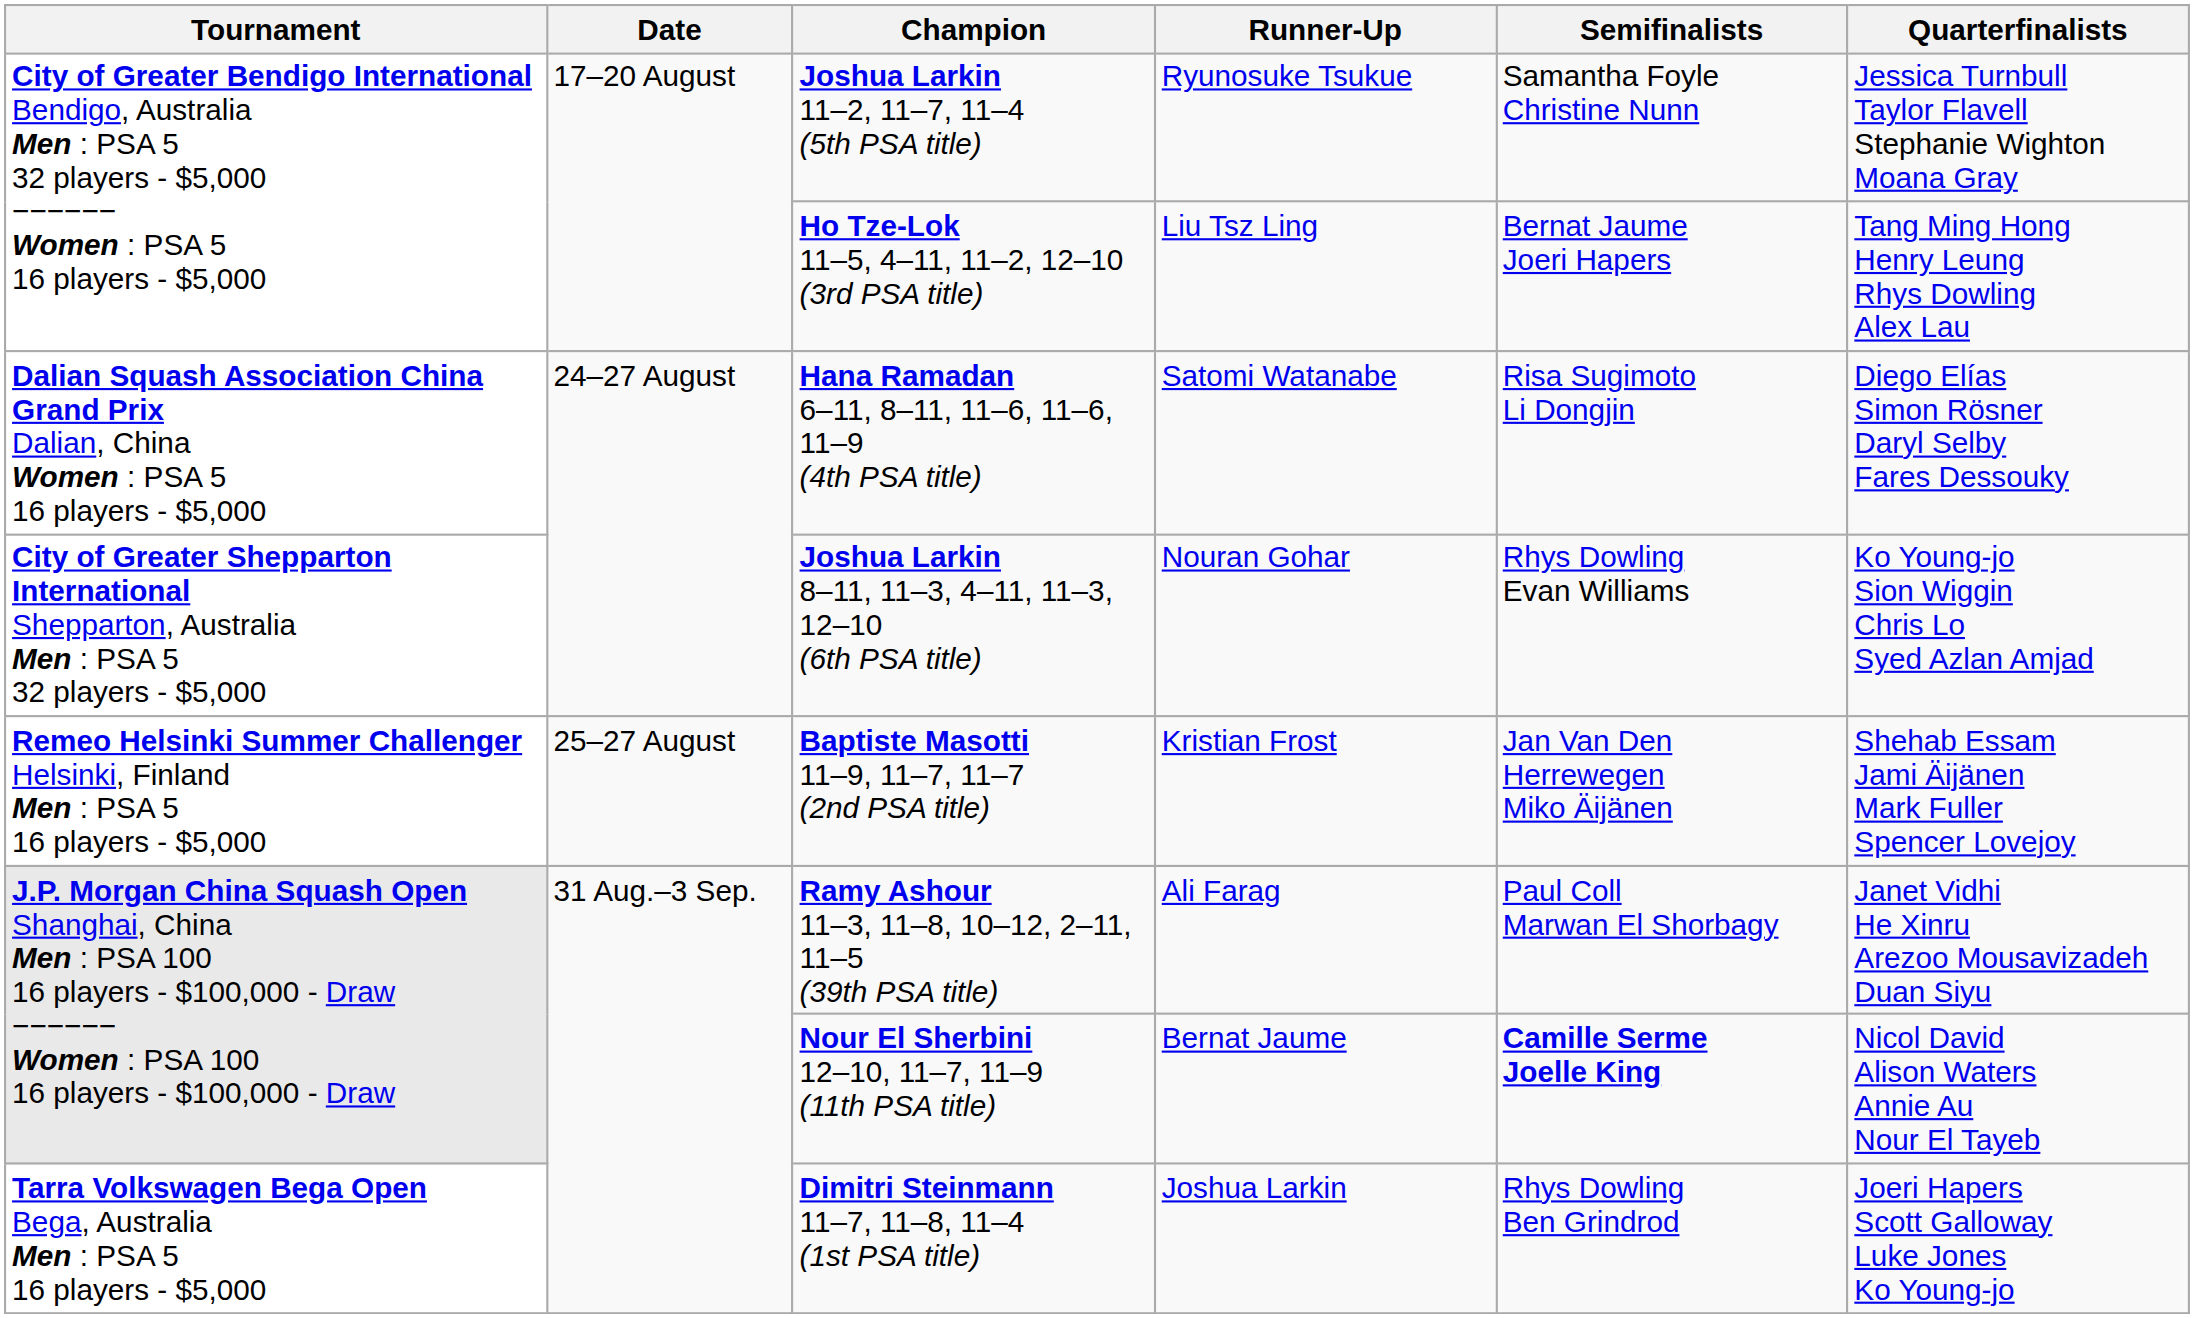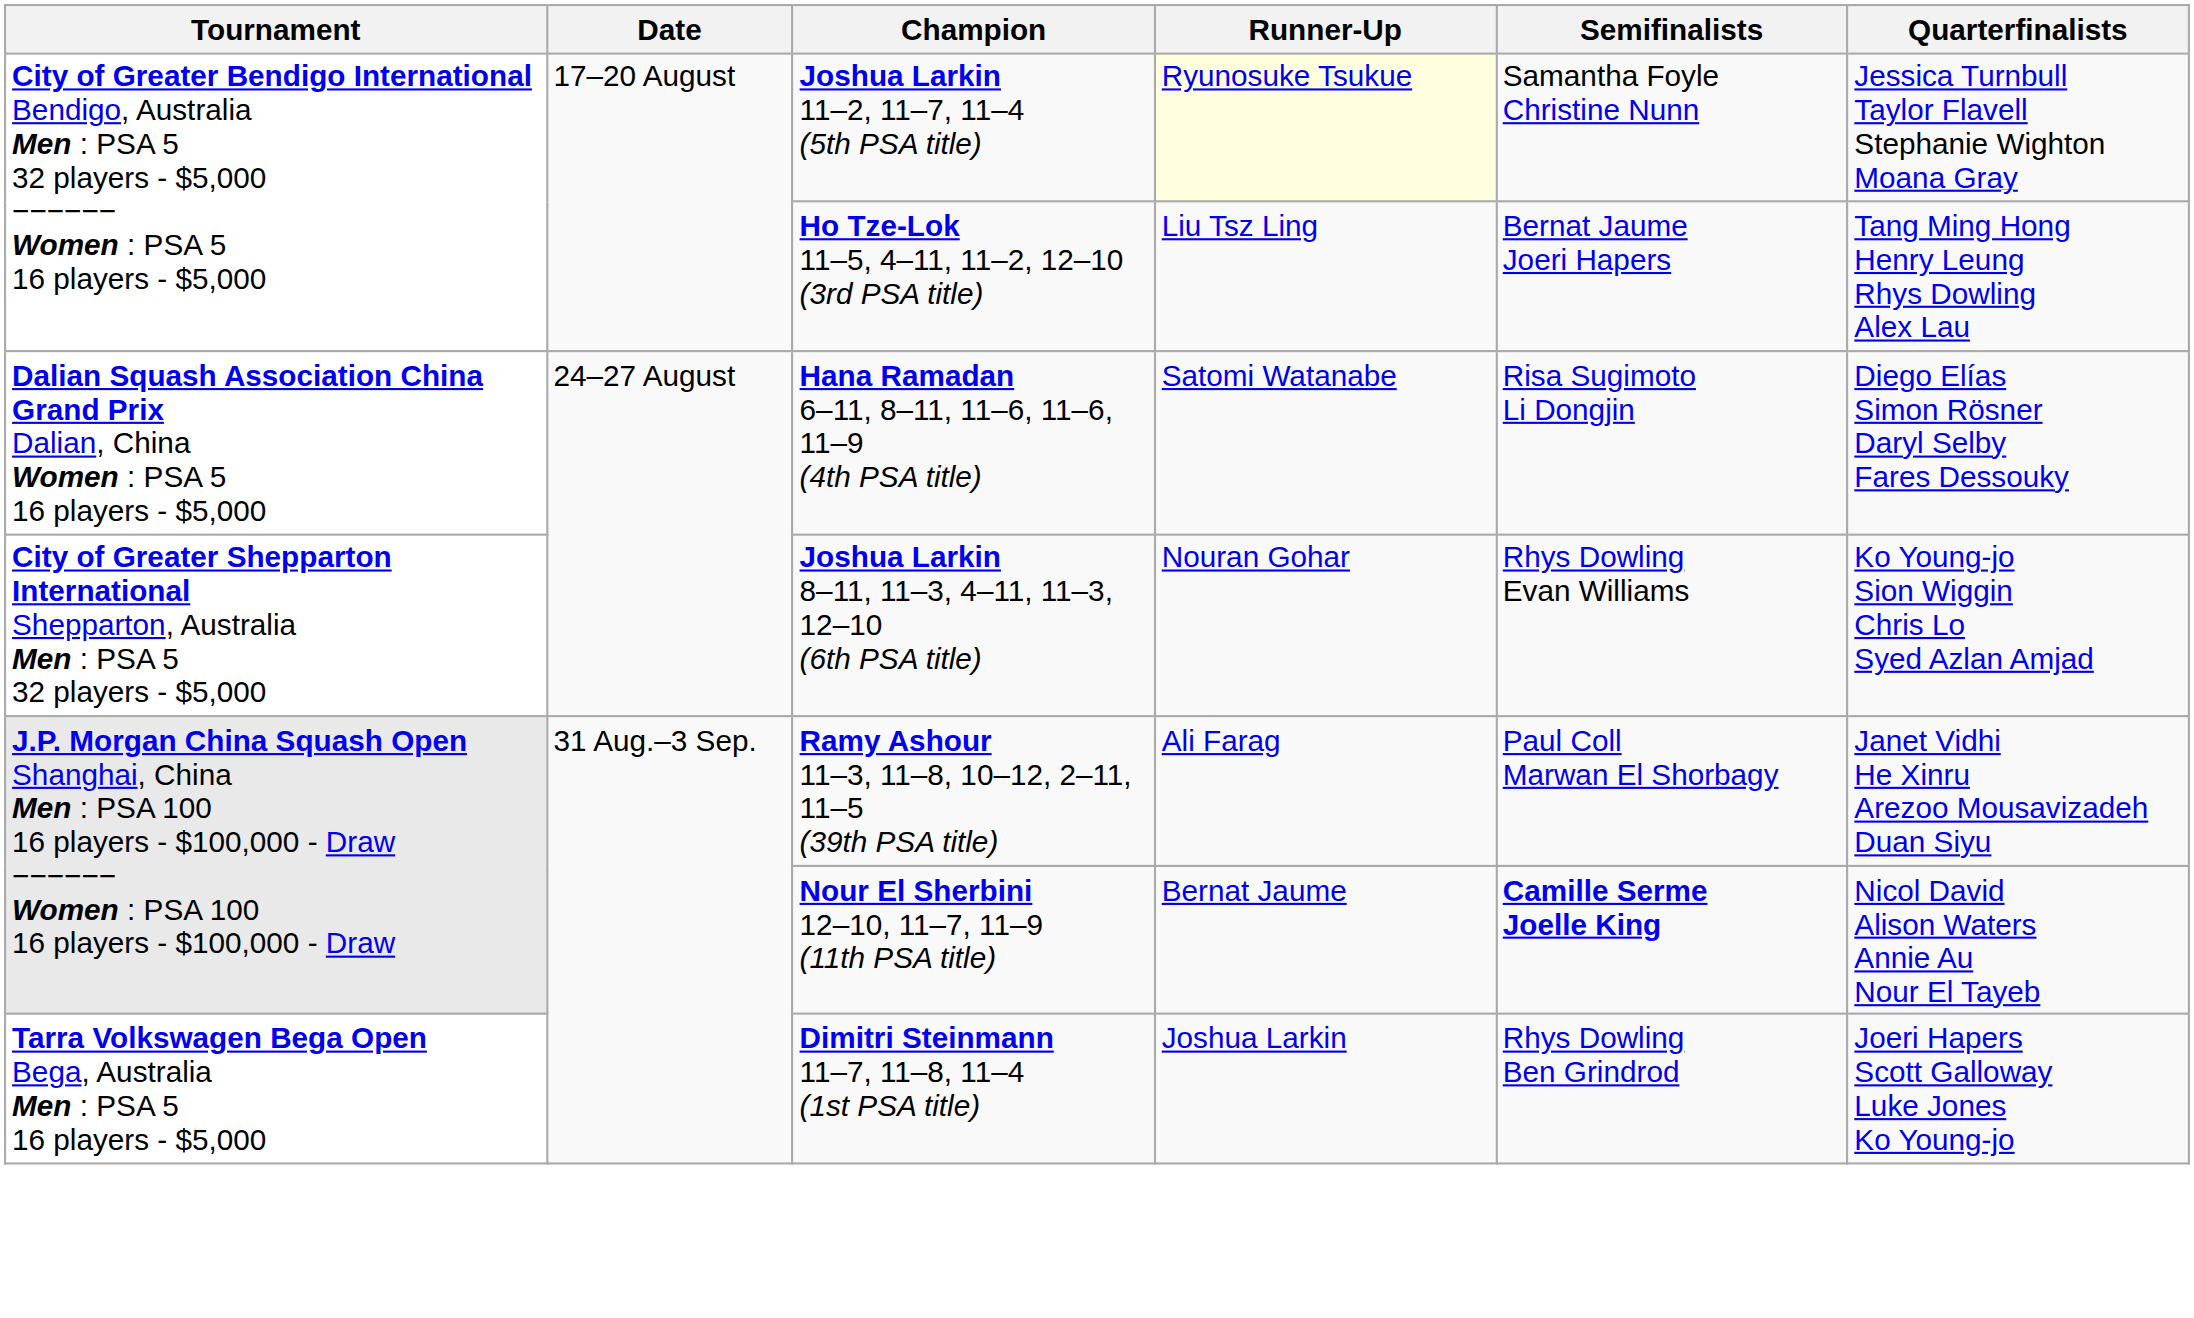(1287, 77) no background -> (1287, 77) lightyellow background
- row: (914, 774)
